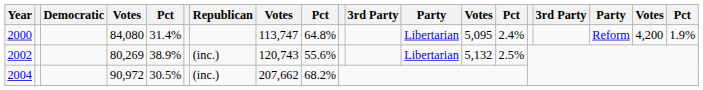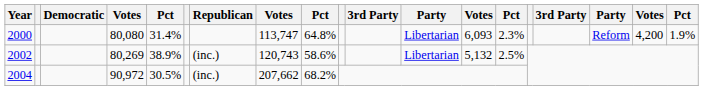(127, 34) 84,080 -> (127, 34) 80,080
(478, 34) 5,095 -> (478, 34) 6,093
(511, 34) 2.4% -> (511, 34) 2.3%
(320, 55) 55.6% -> (320, 55) 58.6%
